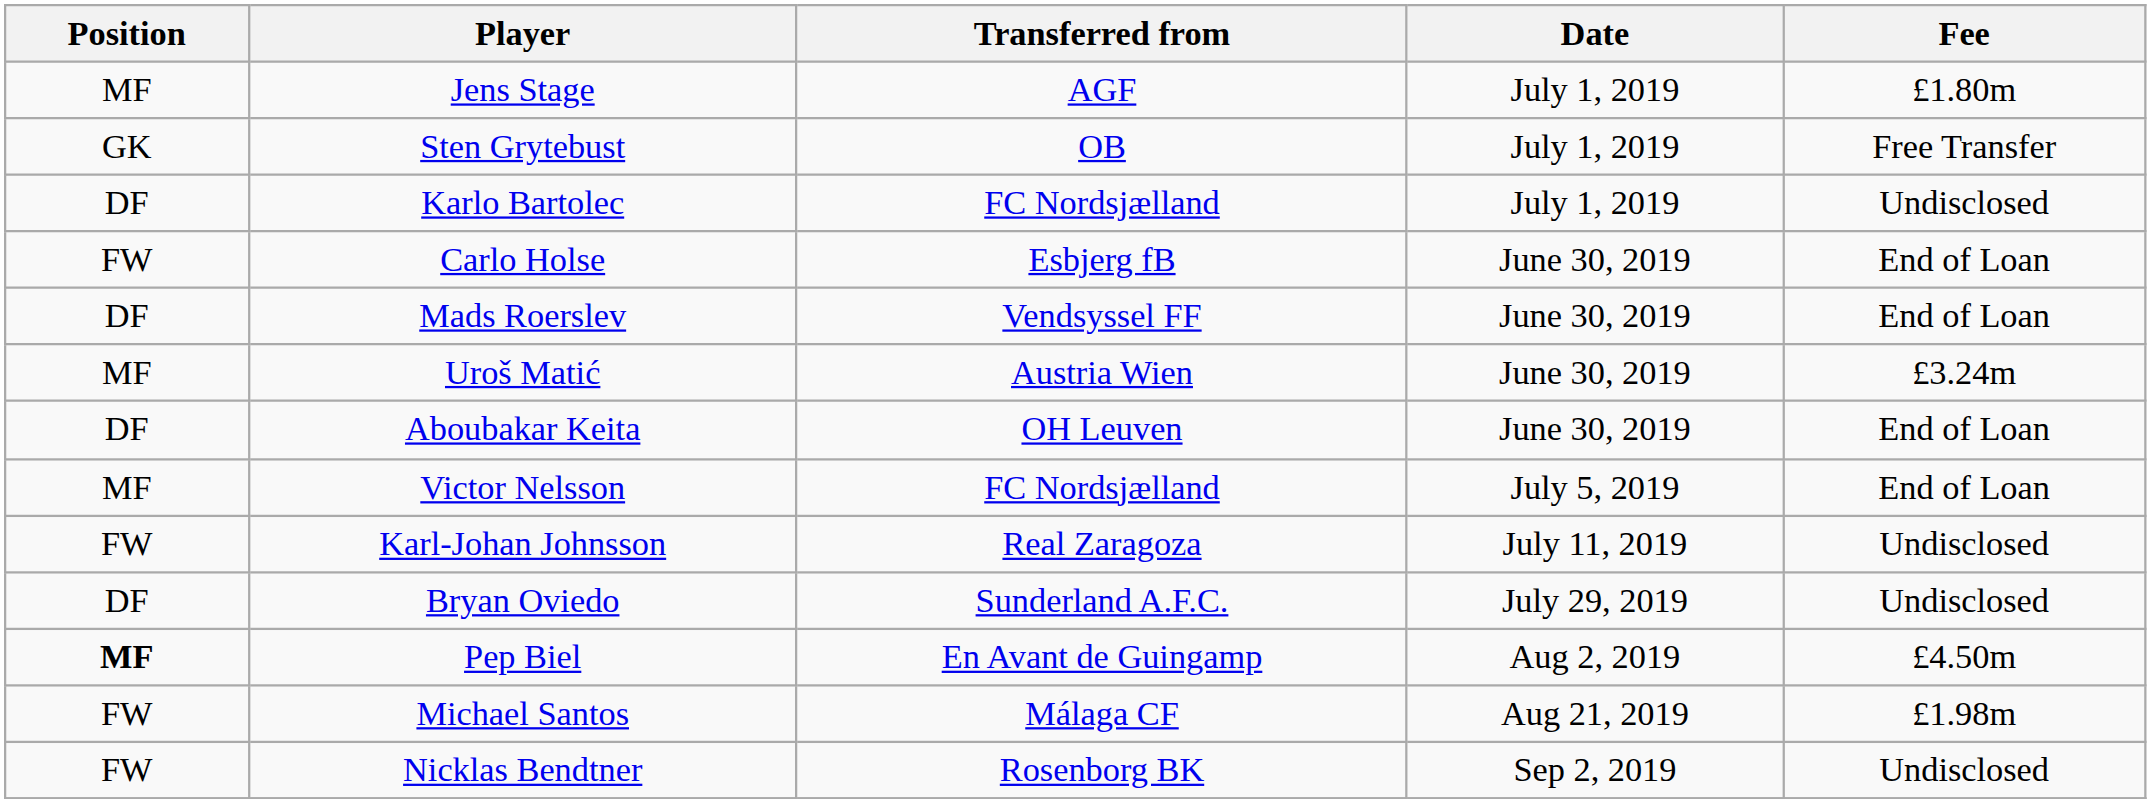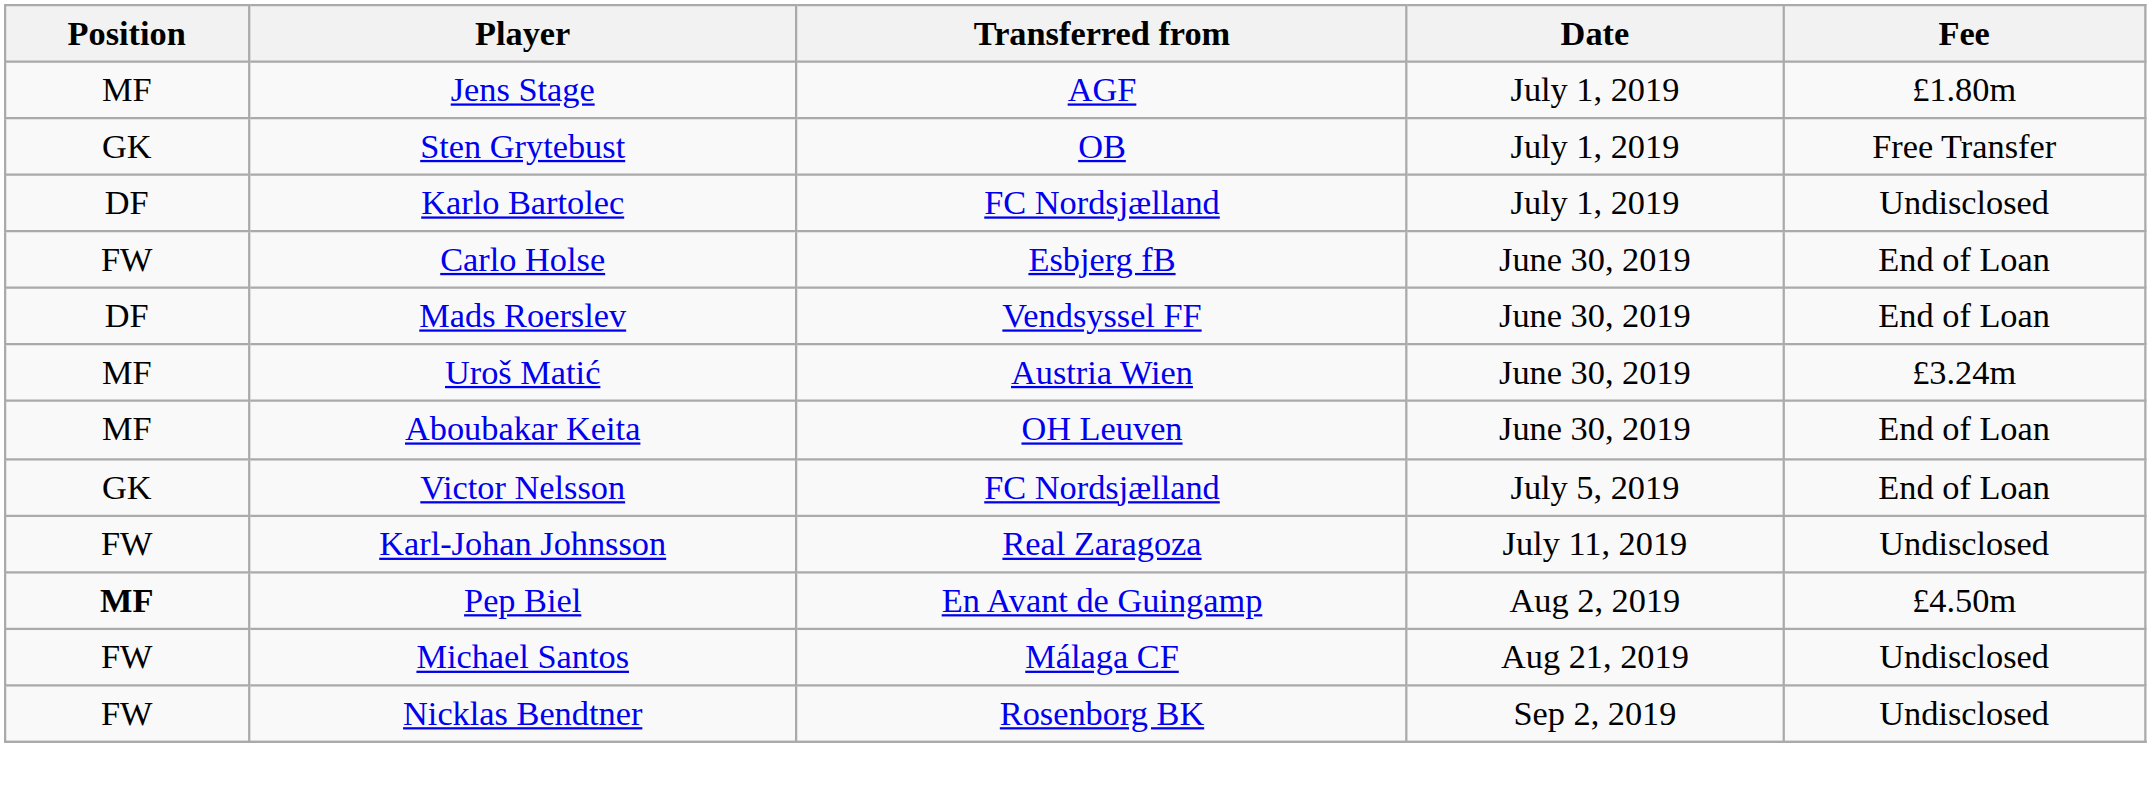(127, 429) DF -> (127, 429) MF
(127, 486) MF -> (127, 486) GK
- row: (523, 599)
(1964, 712) £1.98m -> (1964, 656) Undisclosed
